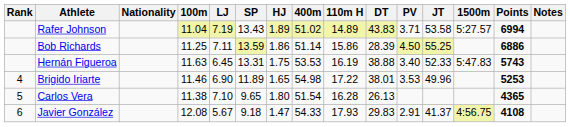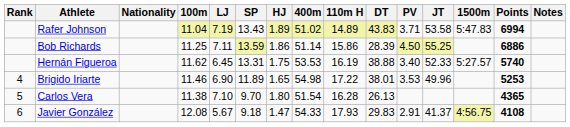(474, 29) 5:27.57 -> (474, 29) 5:47.83
(194, 63) 11.63 -> (194, 63) 11.62
(474, 63) 5:47.83 -> (474, 63) 5:27.57
(512, 63) 5743 -> (512, 63) 5740
(251, 96) 9.65 -> (251, 96) 9.70
